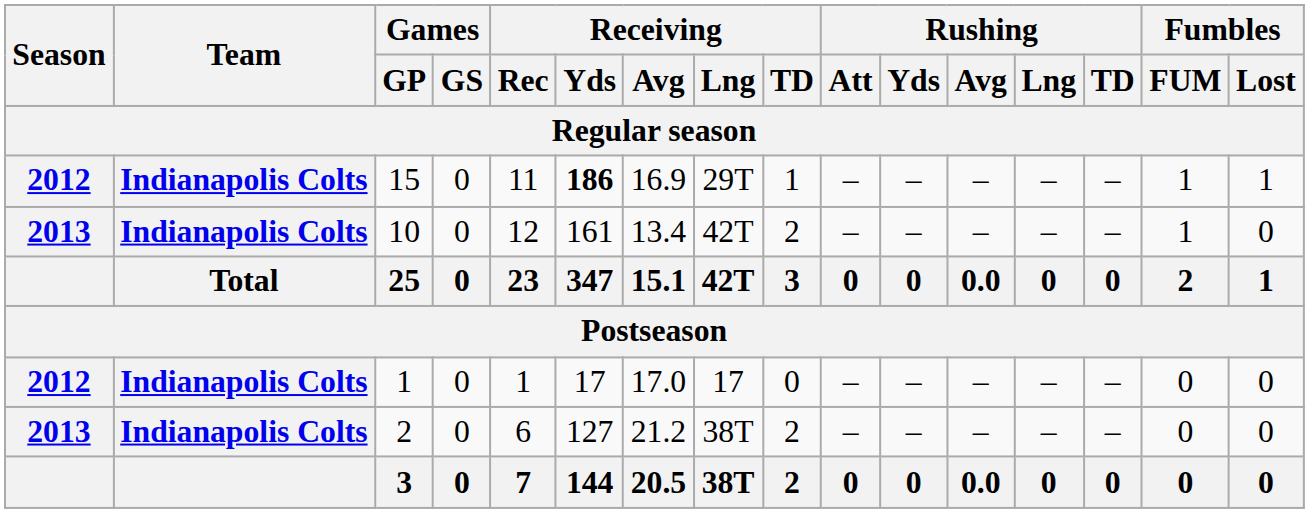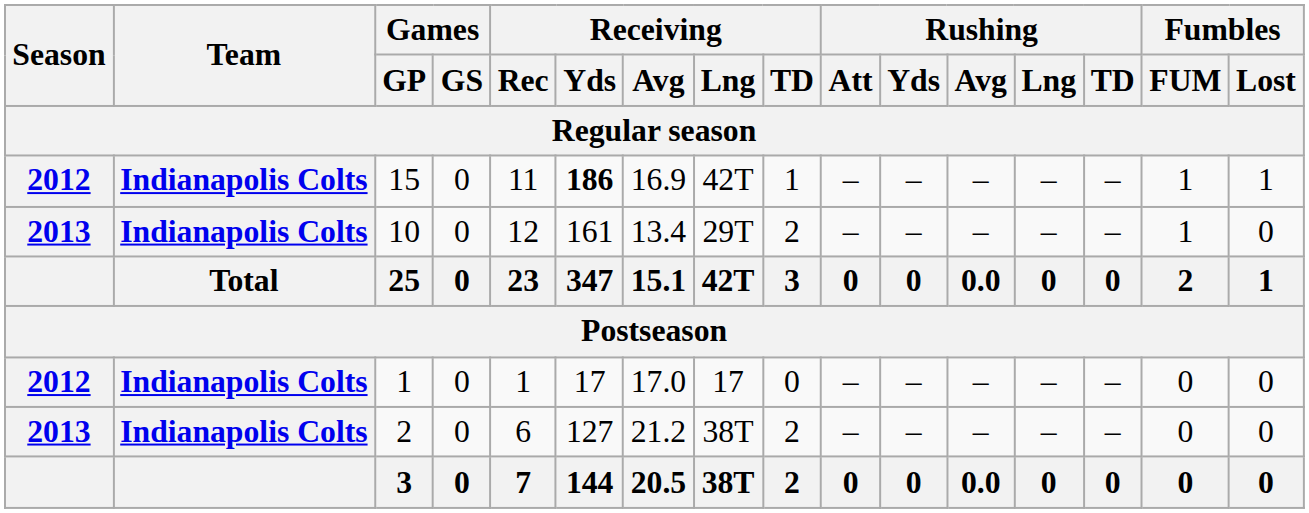(728, 180) 29T -> (728, 180) 42T
(728, 230) 42T -> (728, 230) 29T
